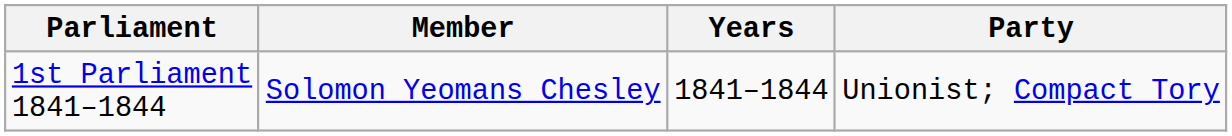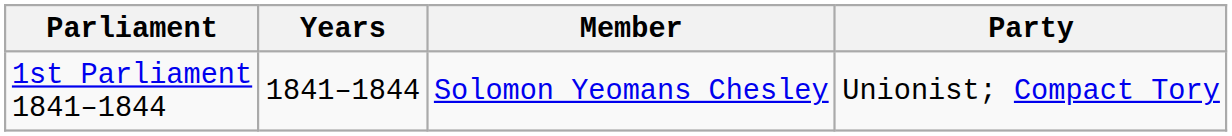columns swapped: (751, 28) <-> (463, 28)
